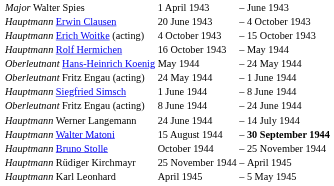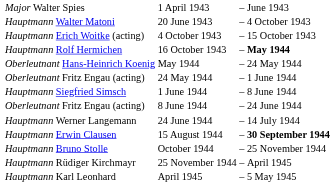(61, 21) Hauptmann Erwin Clausen -> (60, 21) Hauptmann Walter Matoni
(268, 50) normal -> (268, 50) bold
(60, 134) Hauptmann Walter Matoni -> (61, 134) Hauptmann Erwin Clausen
